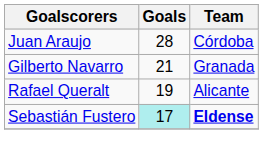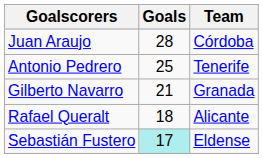+ row: (65, 66)
(164, 91) 19 -> (164, 116) 18
(223, 116) bold -> (222, 141) normal
